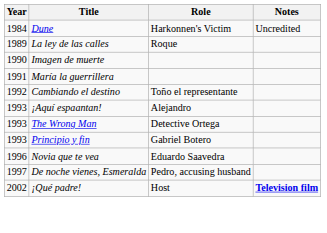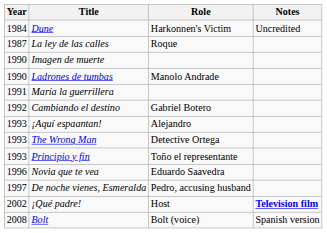(17, 44) 1989 -> (17, 44) 1987
+ row: (72, 76)
(194, 92) Toño el representante -> (181, 108) Gabriel Botero
(181, 140) Gabriel Botero -> (194, 156) Toño el representante
+ row: (40, 220)
